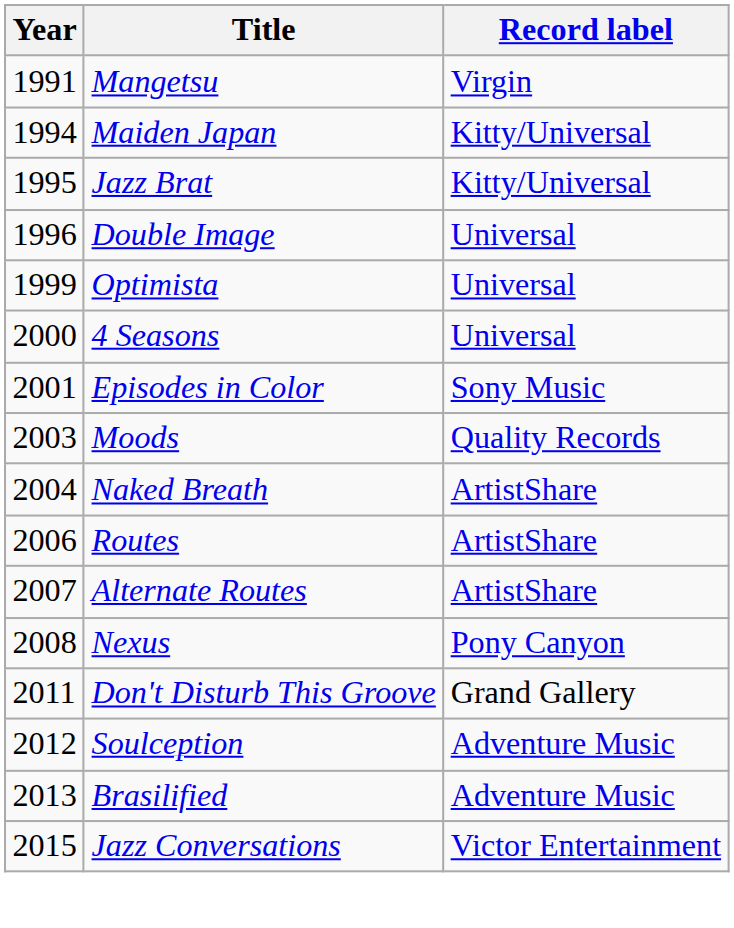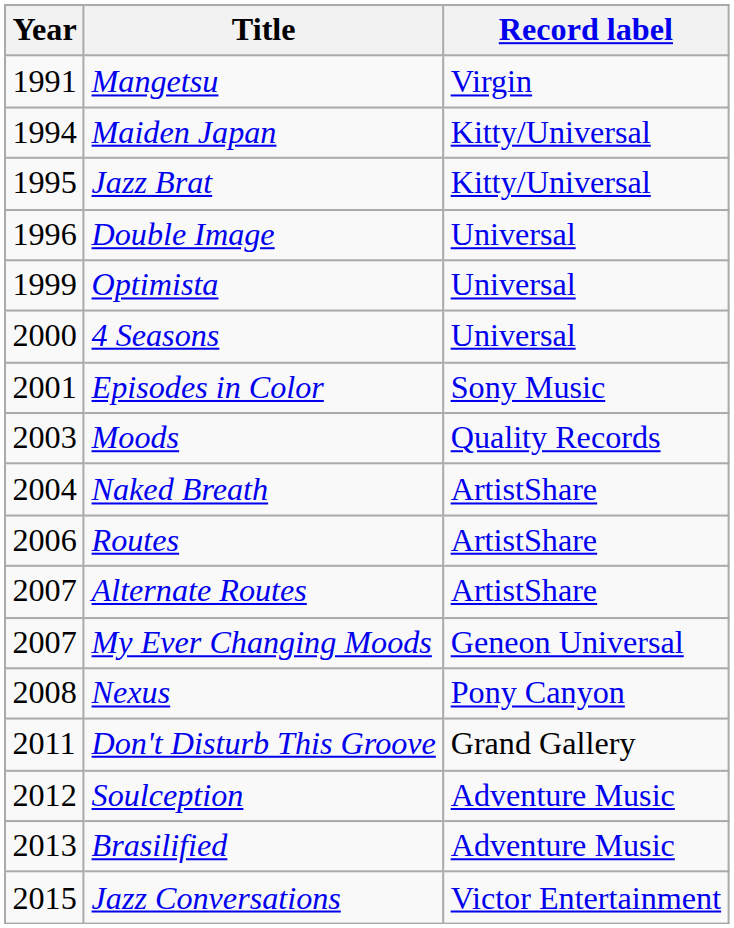+ row: (262, 642)
